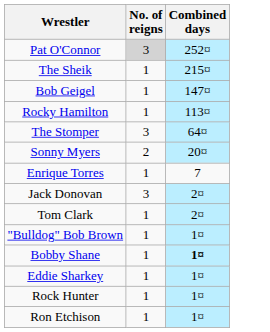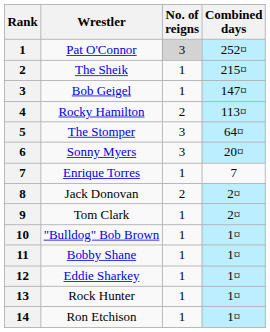+ column: (23, 22)
(146, 111) 1 -> (182, 111) 2
(146, 152) 2 -> (182, 152) 3
(146, 193) 3 -> (182, 193) 2
(197, 255) bold -> (234, 255) normal
